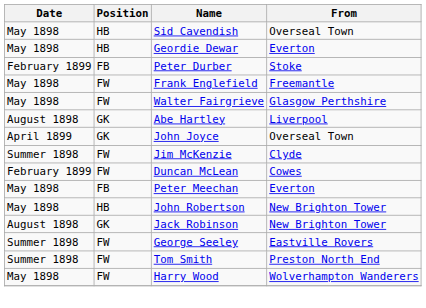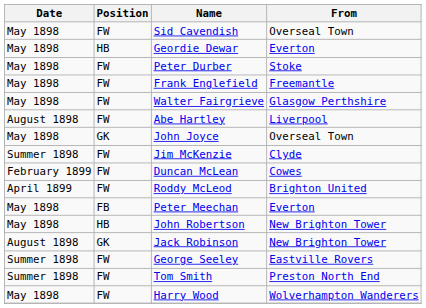(103, 31) HB -> (103, 31) FW
(49, 66) February 1899 -> (33, 66) May 1898
(103, 66) FB -> (103, 66) FW
(103, 119) GK -> (103, 119) FW
(39, 136) April 1899 -> (33, 136) May 1898
+ row: (193, 189)
